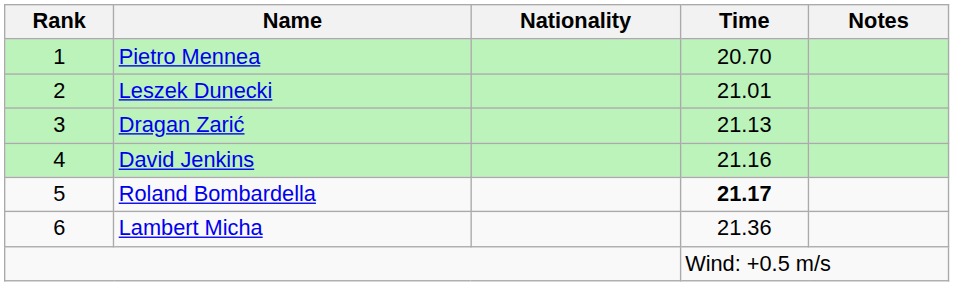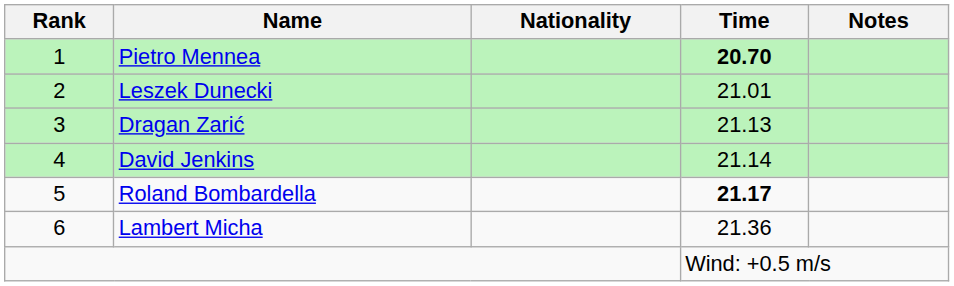(744, 56) normal -> (744, 56) bold
(744, 159) 21.16 -> (744, 159) 21.14
